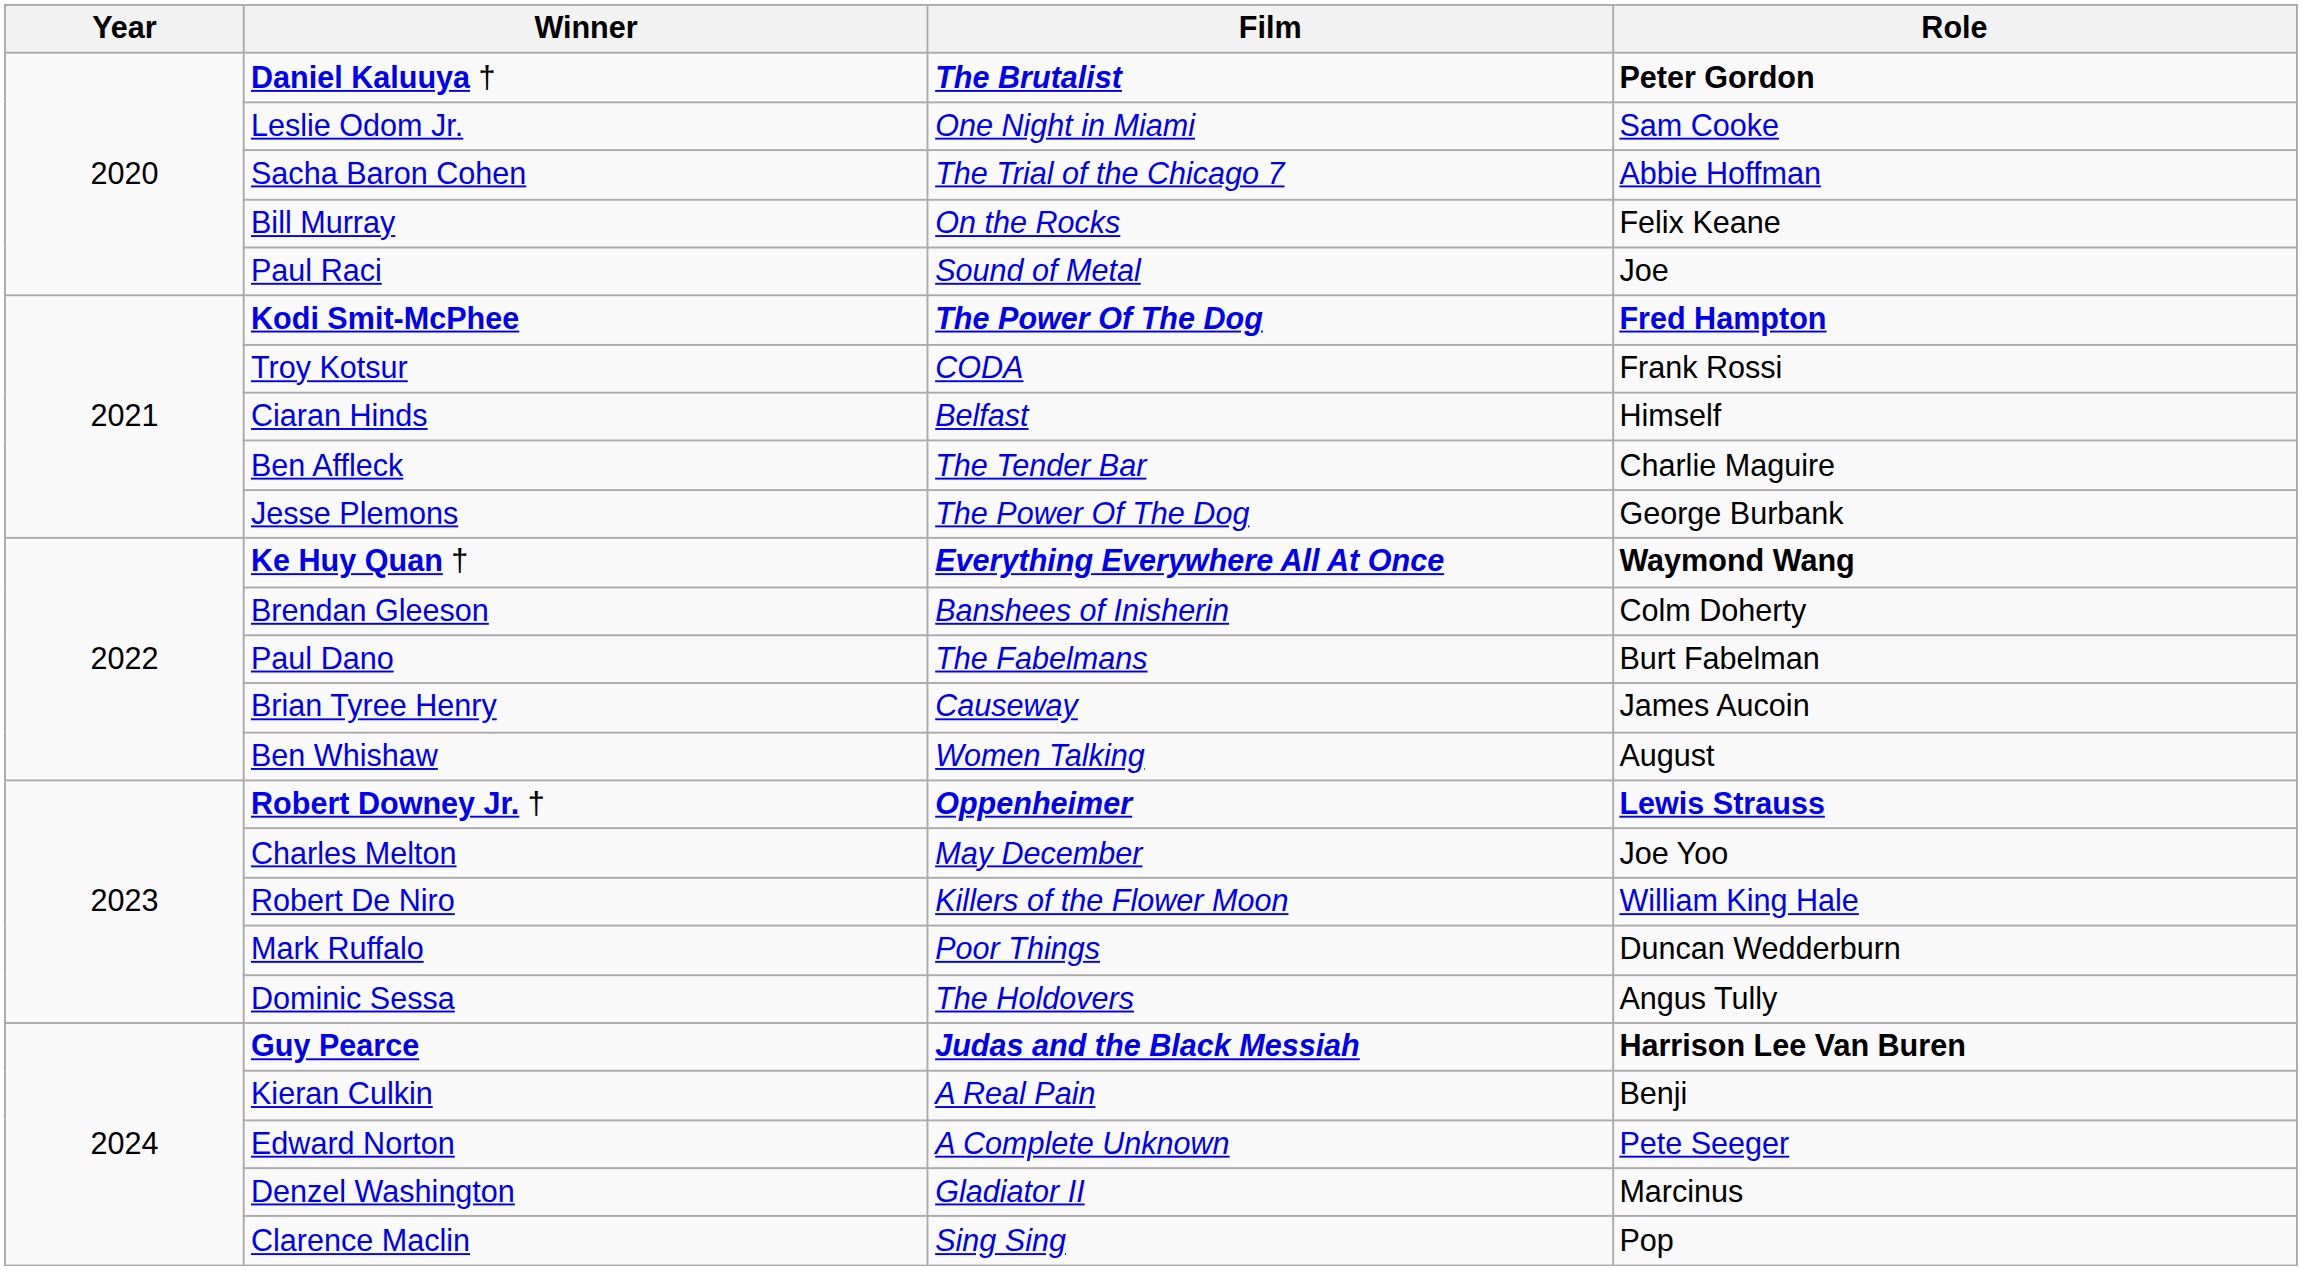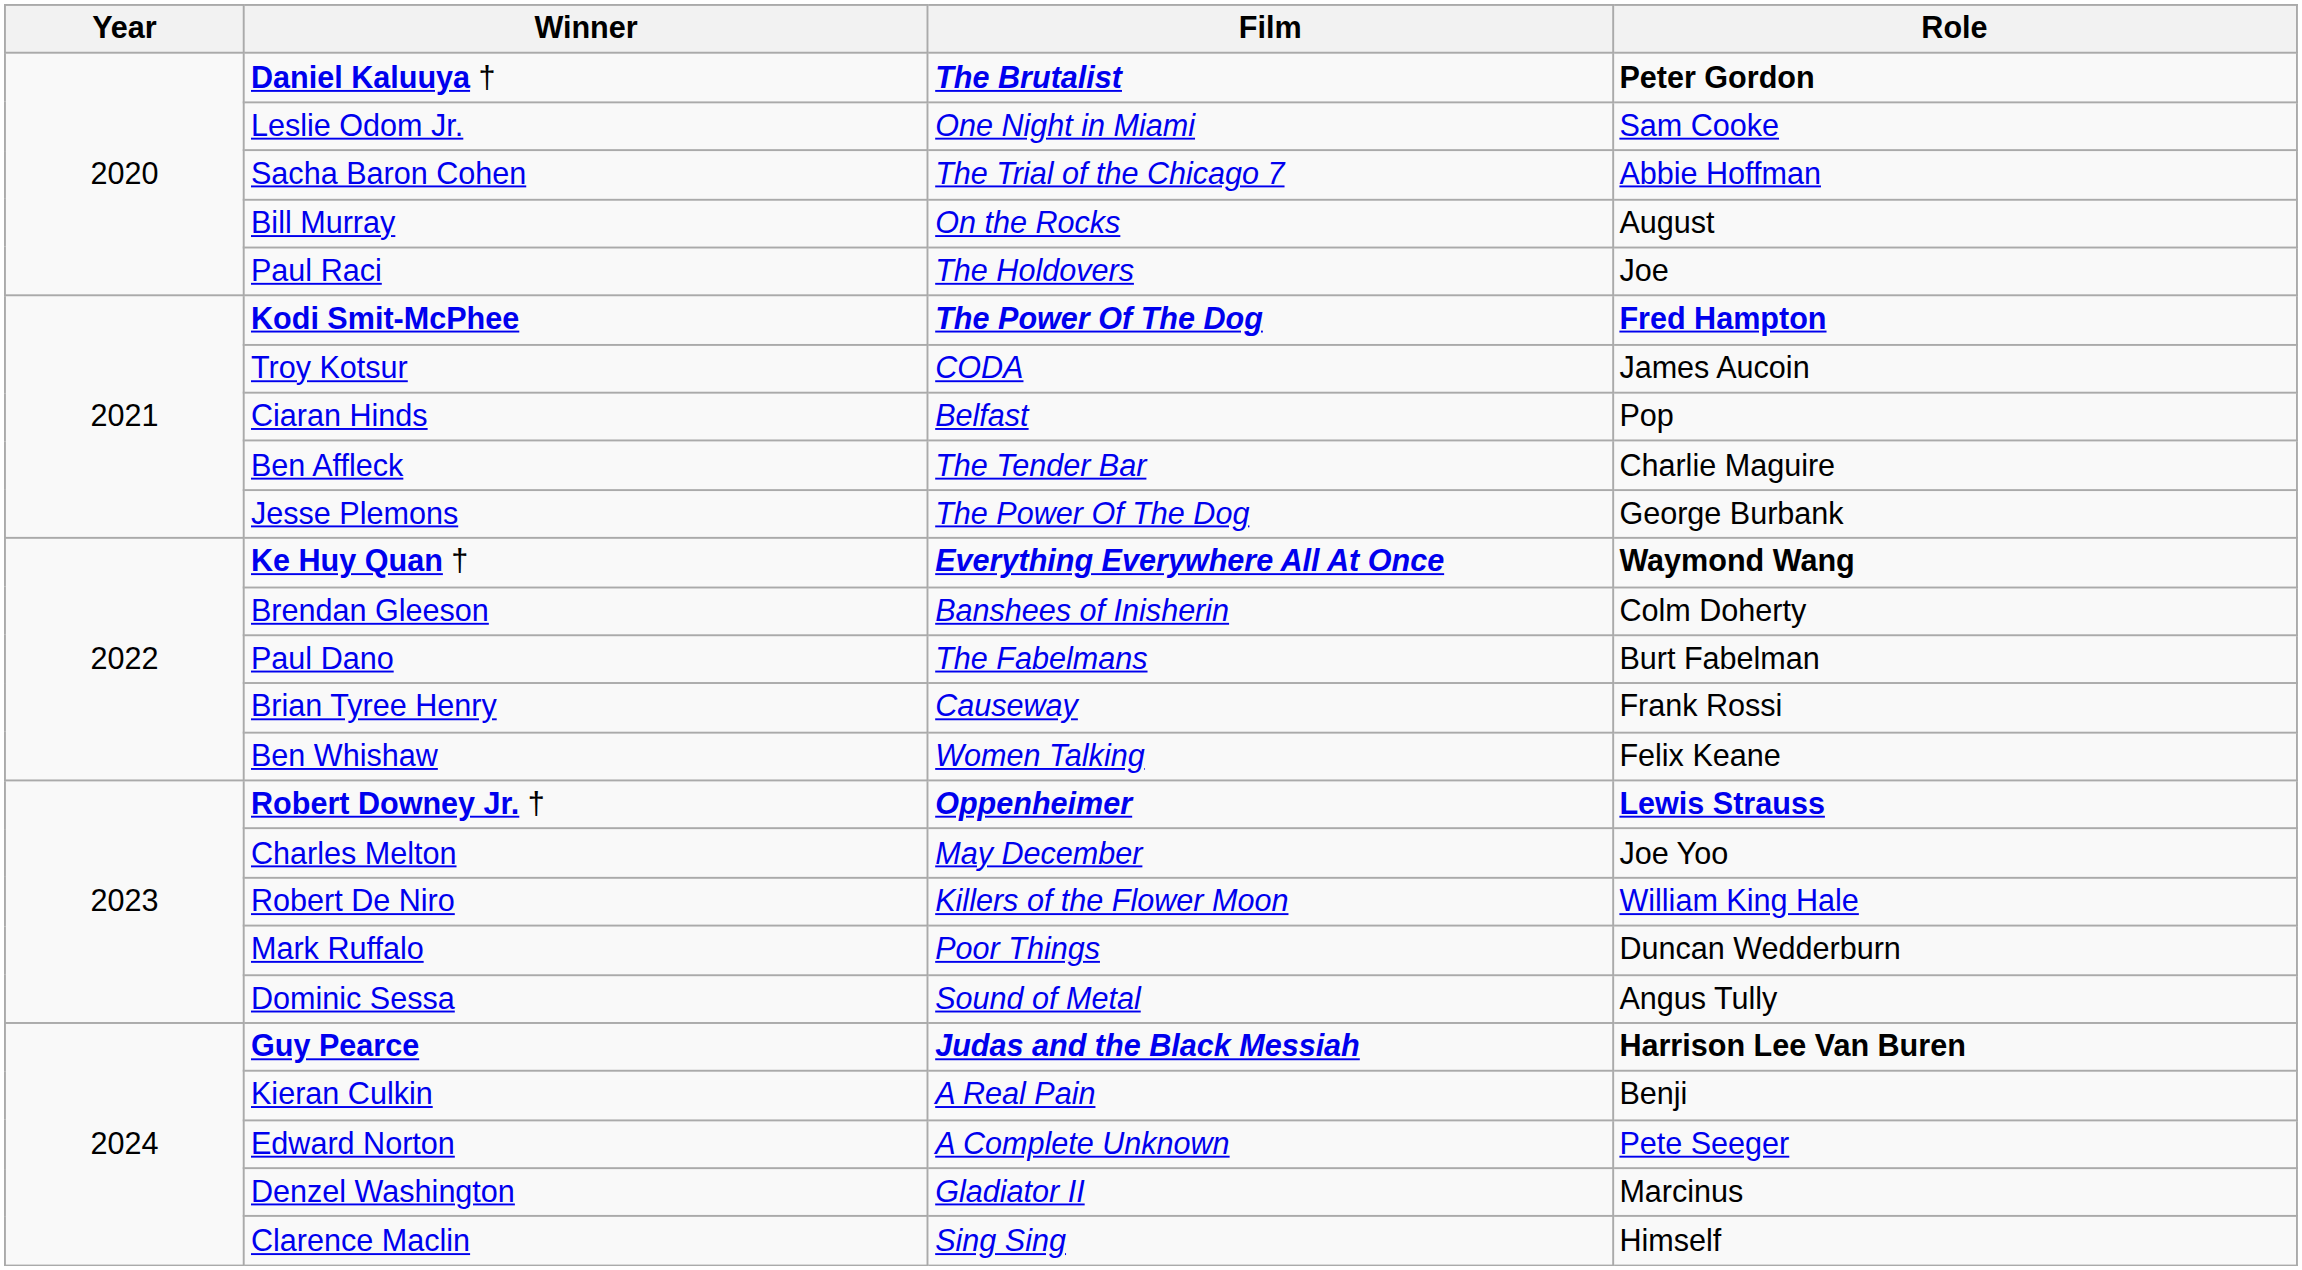(1700, 222) Felix Keane -> (1667, 222) August
(1038, 271) Sound of Metal -> (1035, 271) The Holdovers
(1701, 367) Frank Rossi -> (1715, 367) James Aucoin
(1670, 416) Himself -> (1647, 416) Pop
(1715, 707) James Aucoin -> (1701, 707) Frank Rossi
(1667, 755) August -> (1700, 755) Felix Keane
(1035, 998) The Holdovers -> (1038, 998) Sound of Metal
(1647, 1240) Pop -> (1670, 1240) Himself
